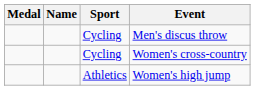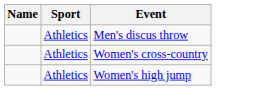- column: (24, 14)
(102, 35) Cycling -> (66, 35) Athletics
(102, 55) Cycling -> (66, 55) Athletics
